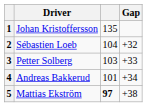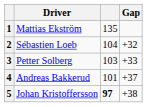(57, 29) Johan Kristoffersson -> (49, 29) Mattias Ekström
(130, 77) +34 -> (130, 77) +37
(49, 94) Mattias Ekström -> (57, 94) Johan Kristoffersson
